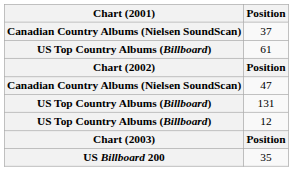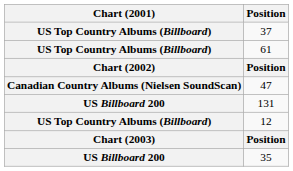(124, 31) Canadian Country Albums (Nielsen SoundScan) -> (124, 31) US Top Country Albums (Billboard)
(124, 103) US Top Country Albums (Billboard) -> (124, 103) US Billboard 200
